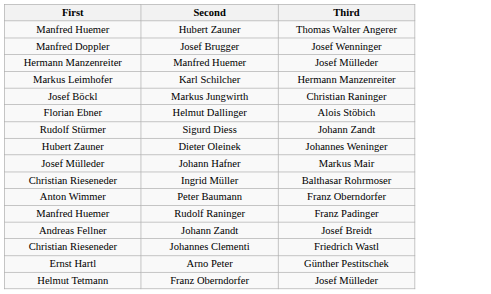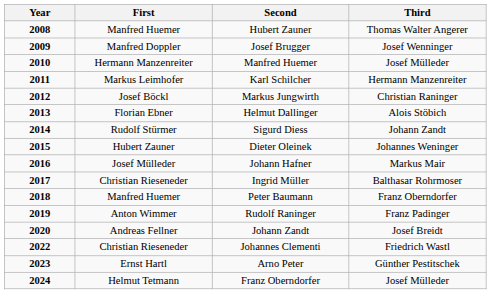+ column: (40, 12)
(73, 197) Anton Wimmer -> (144, 197) Manfred Huemer
(73, 213) Manfred Huemer -> (144, 213) Anton Wimmer
